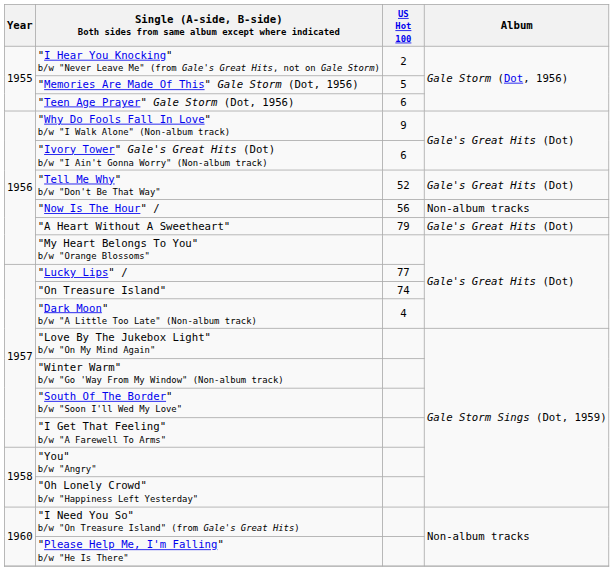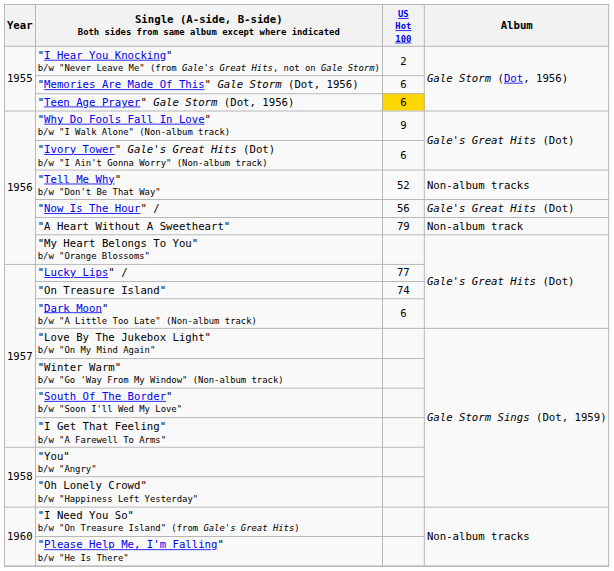(403, 85) 5 -> (403, 85) 6
(403, 102) no background -> (403, 102) gold background
(501, 185) Gale's Great Hits (Dot) -> (478, 185) Non-album tracks
(478, 209) Non-album tracks -> (501, 209) Gale's Great Hits (Dot)
(501, 226) Gale's Great Hits (Dot) -> (475, 226) Non-album track
(403, 314) 4 -> (403, 314) 6
